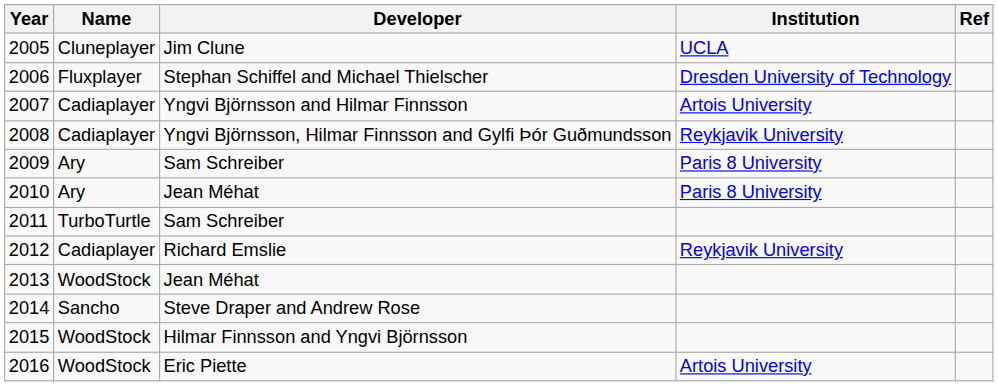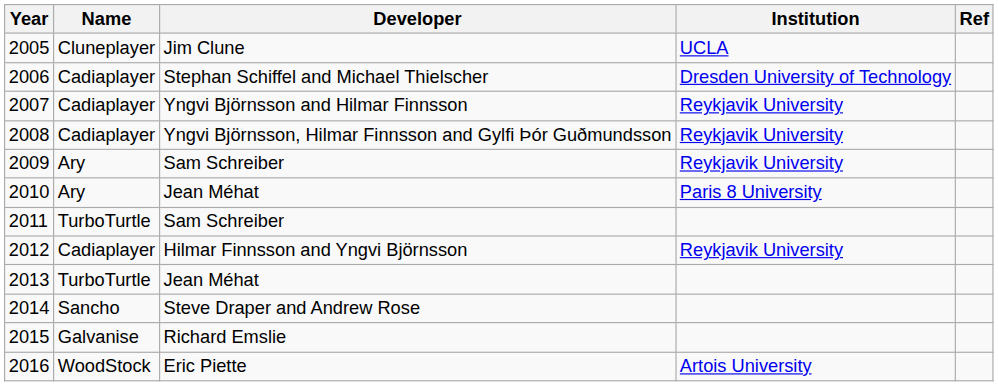(100, 76) Fluxplayer -> (106, 76) Cadiaplayer
(746, 105) Artois University -> (761, 105) Reykjavik University
(751, 163) Paris 8 University -> (761, 163) Reykjavik University
(225, 250) Richard Emslie -> (315, 250) Hilmar Finnsson and Yngvi Björnsson
(104, 279) WoodStock -> (104, 279) TurboTurtle
(104, 337) WoodStock -> (98, 337) Galvanise
(315, 337) Hilmar Finnsson and Yngvi Björnsson -> (225, 337) Richard Emslie
